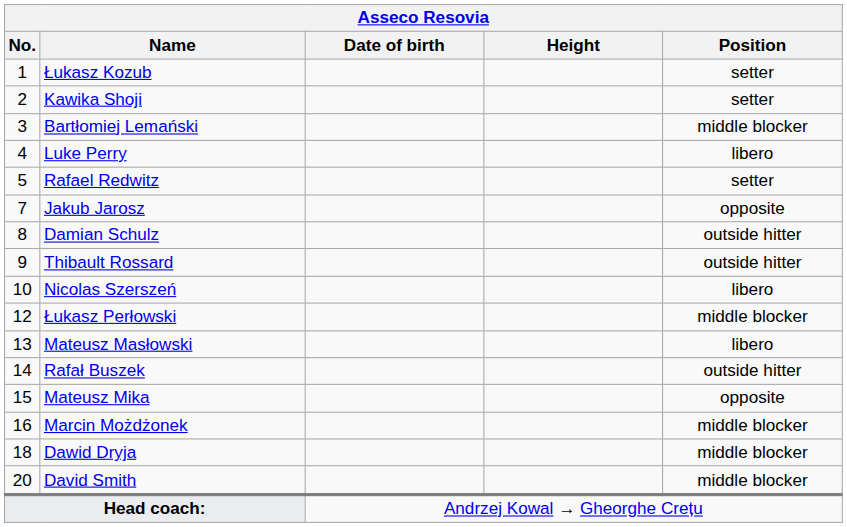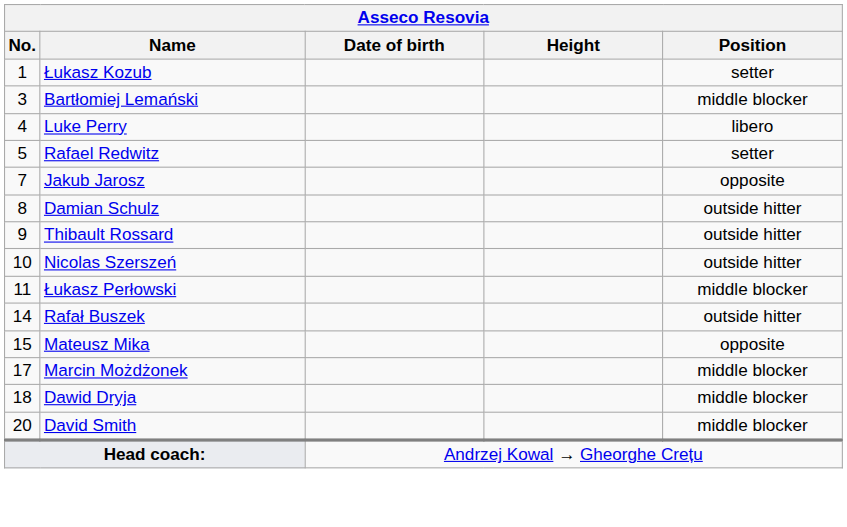- row: (93, 99)
(752, 289) libero -> (752, 262) outside hitter
(22, 316) 12 -> (22, 289) 11
- row: (118, 343)
(22, 425) 16 -> (22, 371) 17
